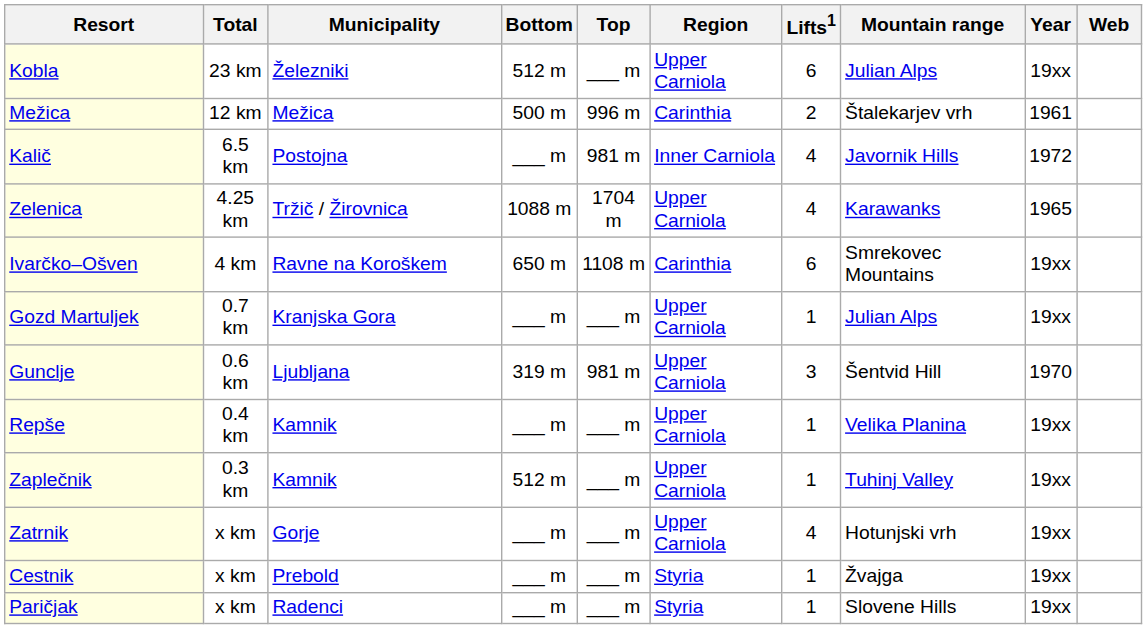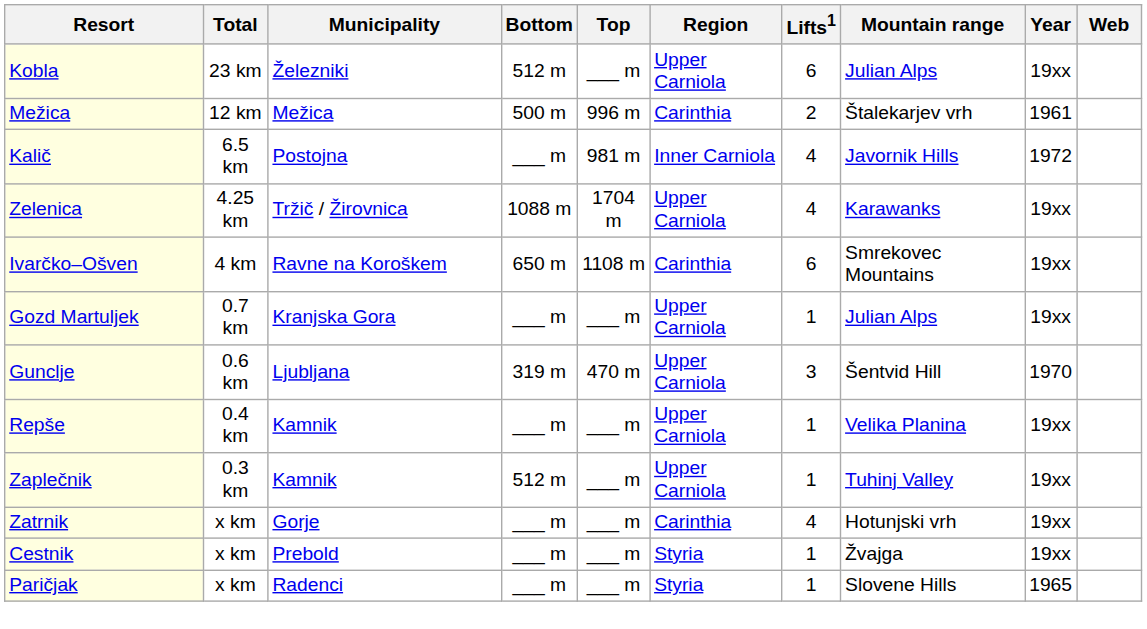(1051, 209) 1965 -> (1051, 209) 19xx
(614, 371) 981 m -> (614, 371) 470 m
(690, 533) Upper Carniola -> (693, 522) Carinthia
(1051, 607) 19xx -> (1051, 585) 1965
